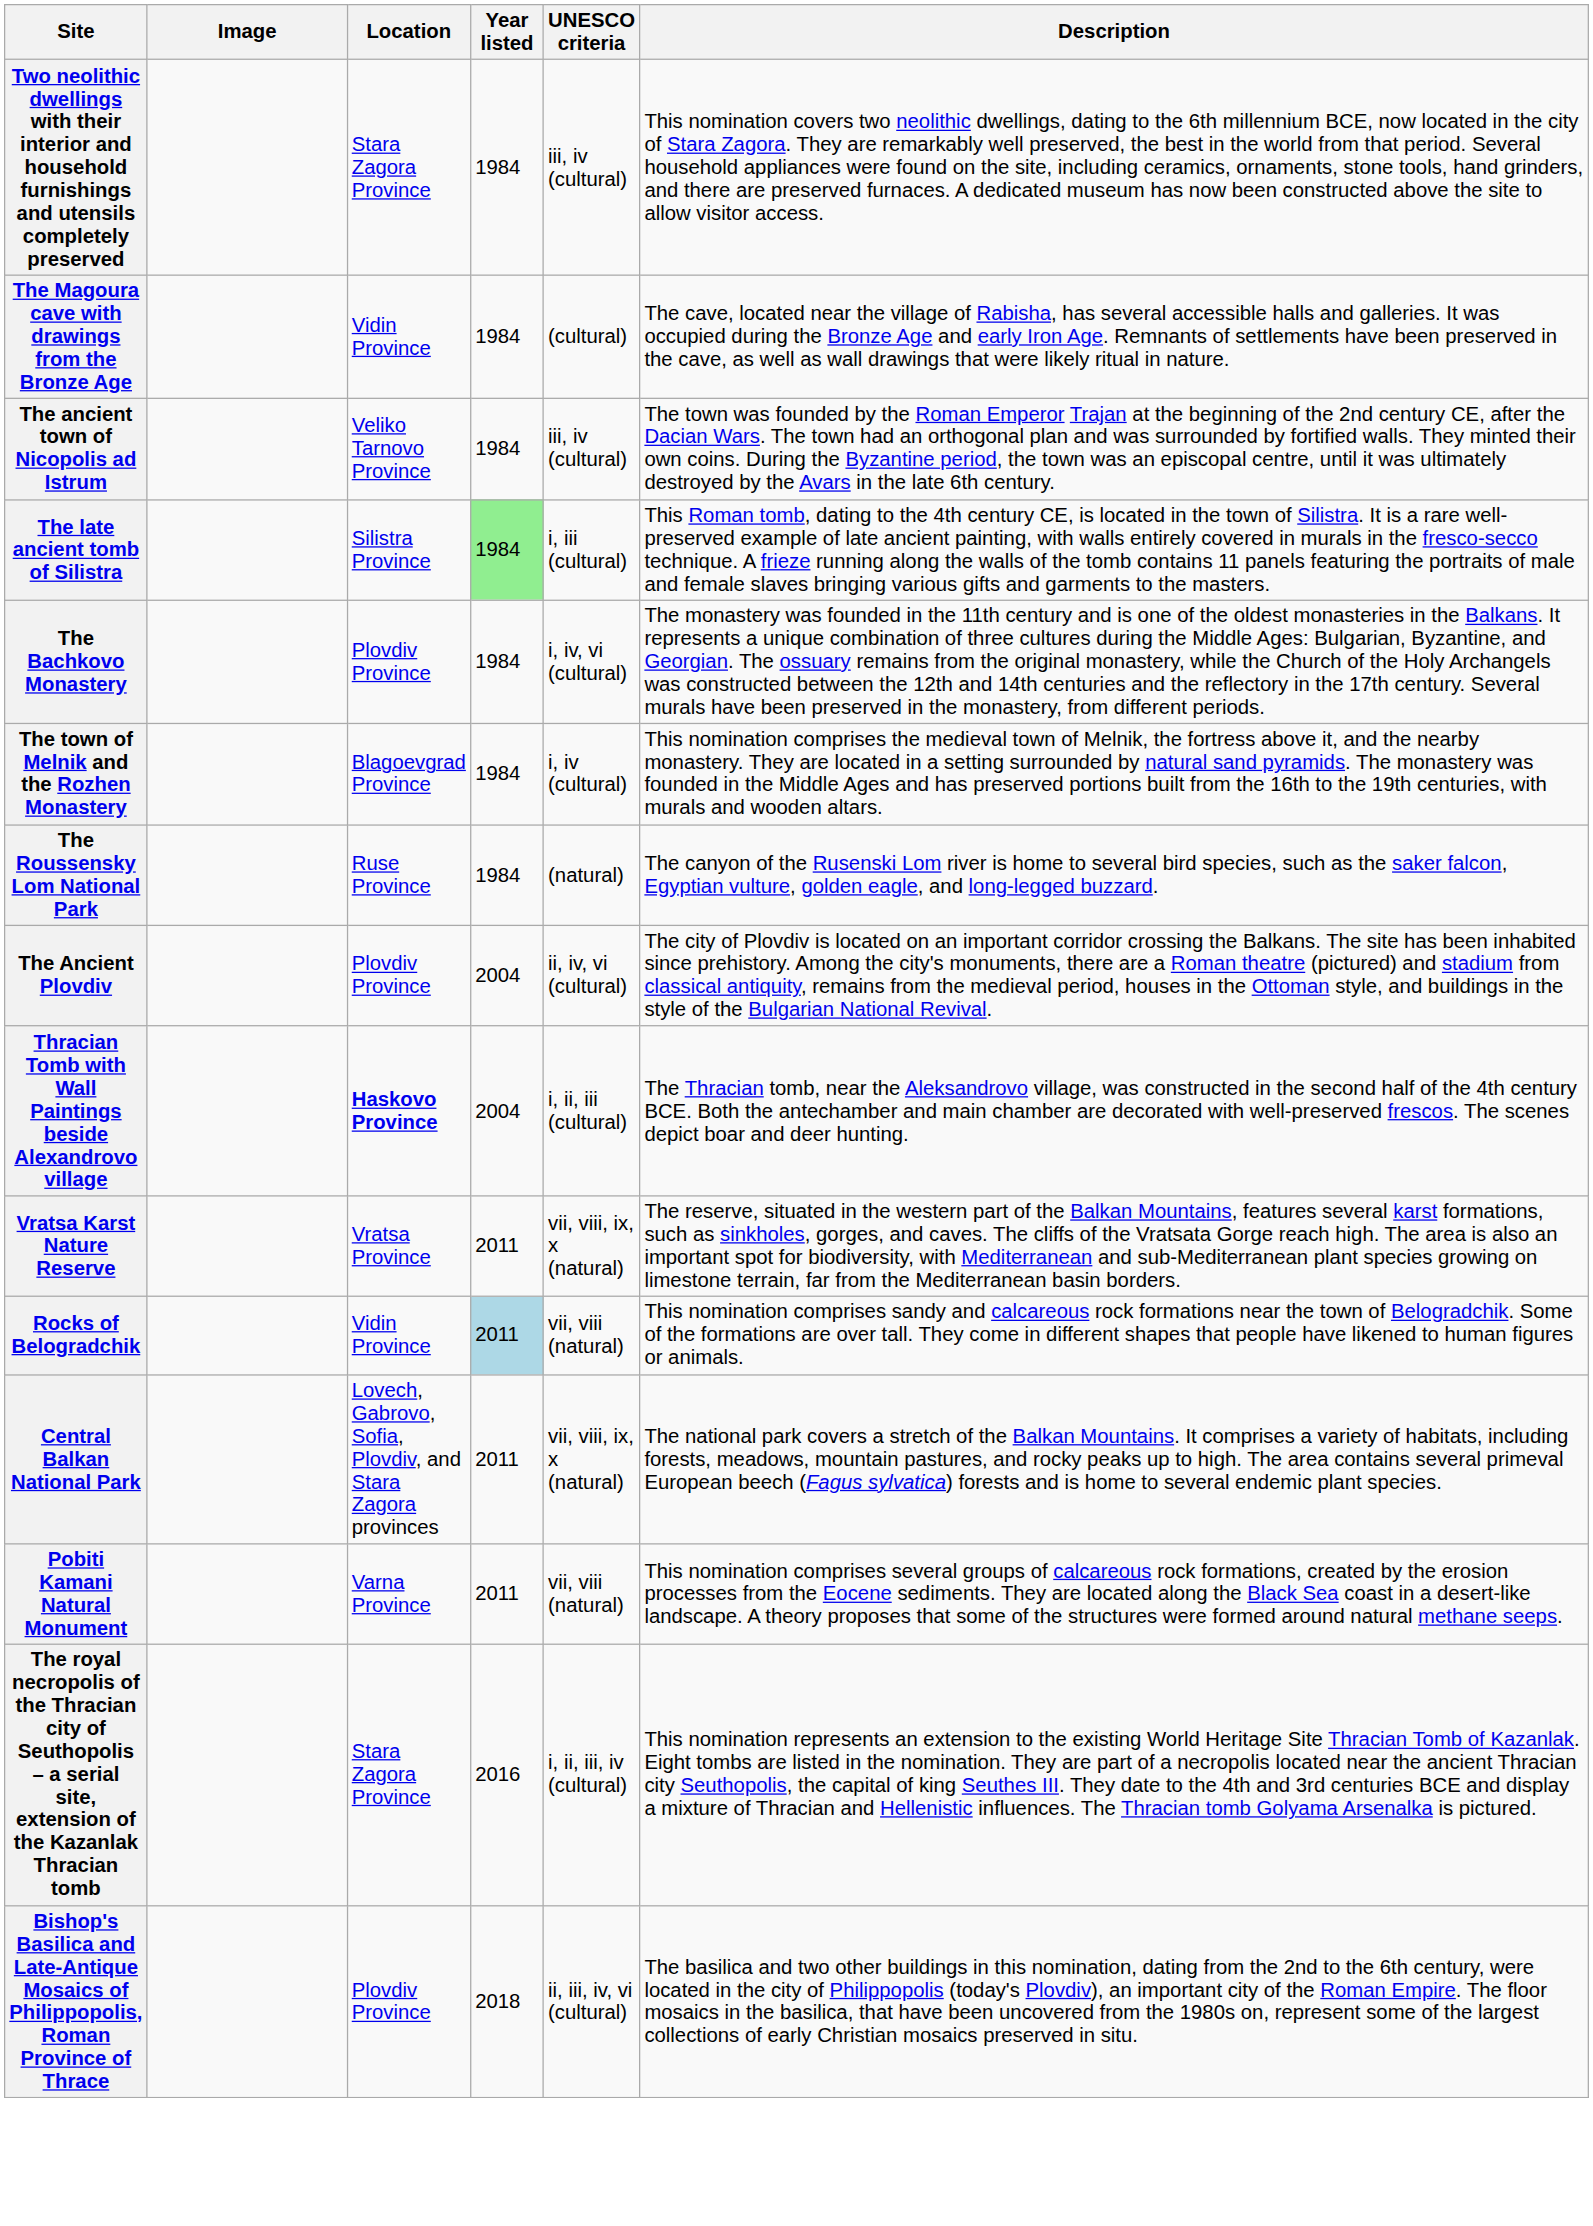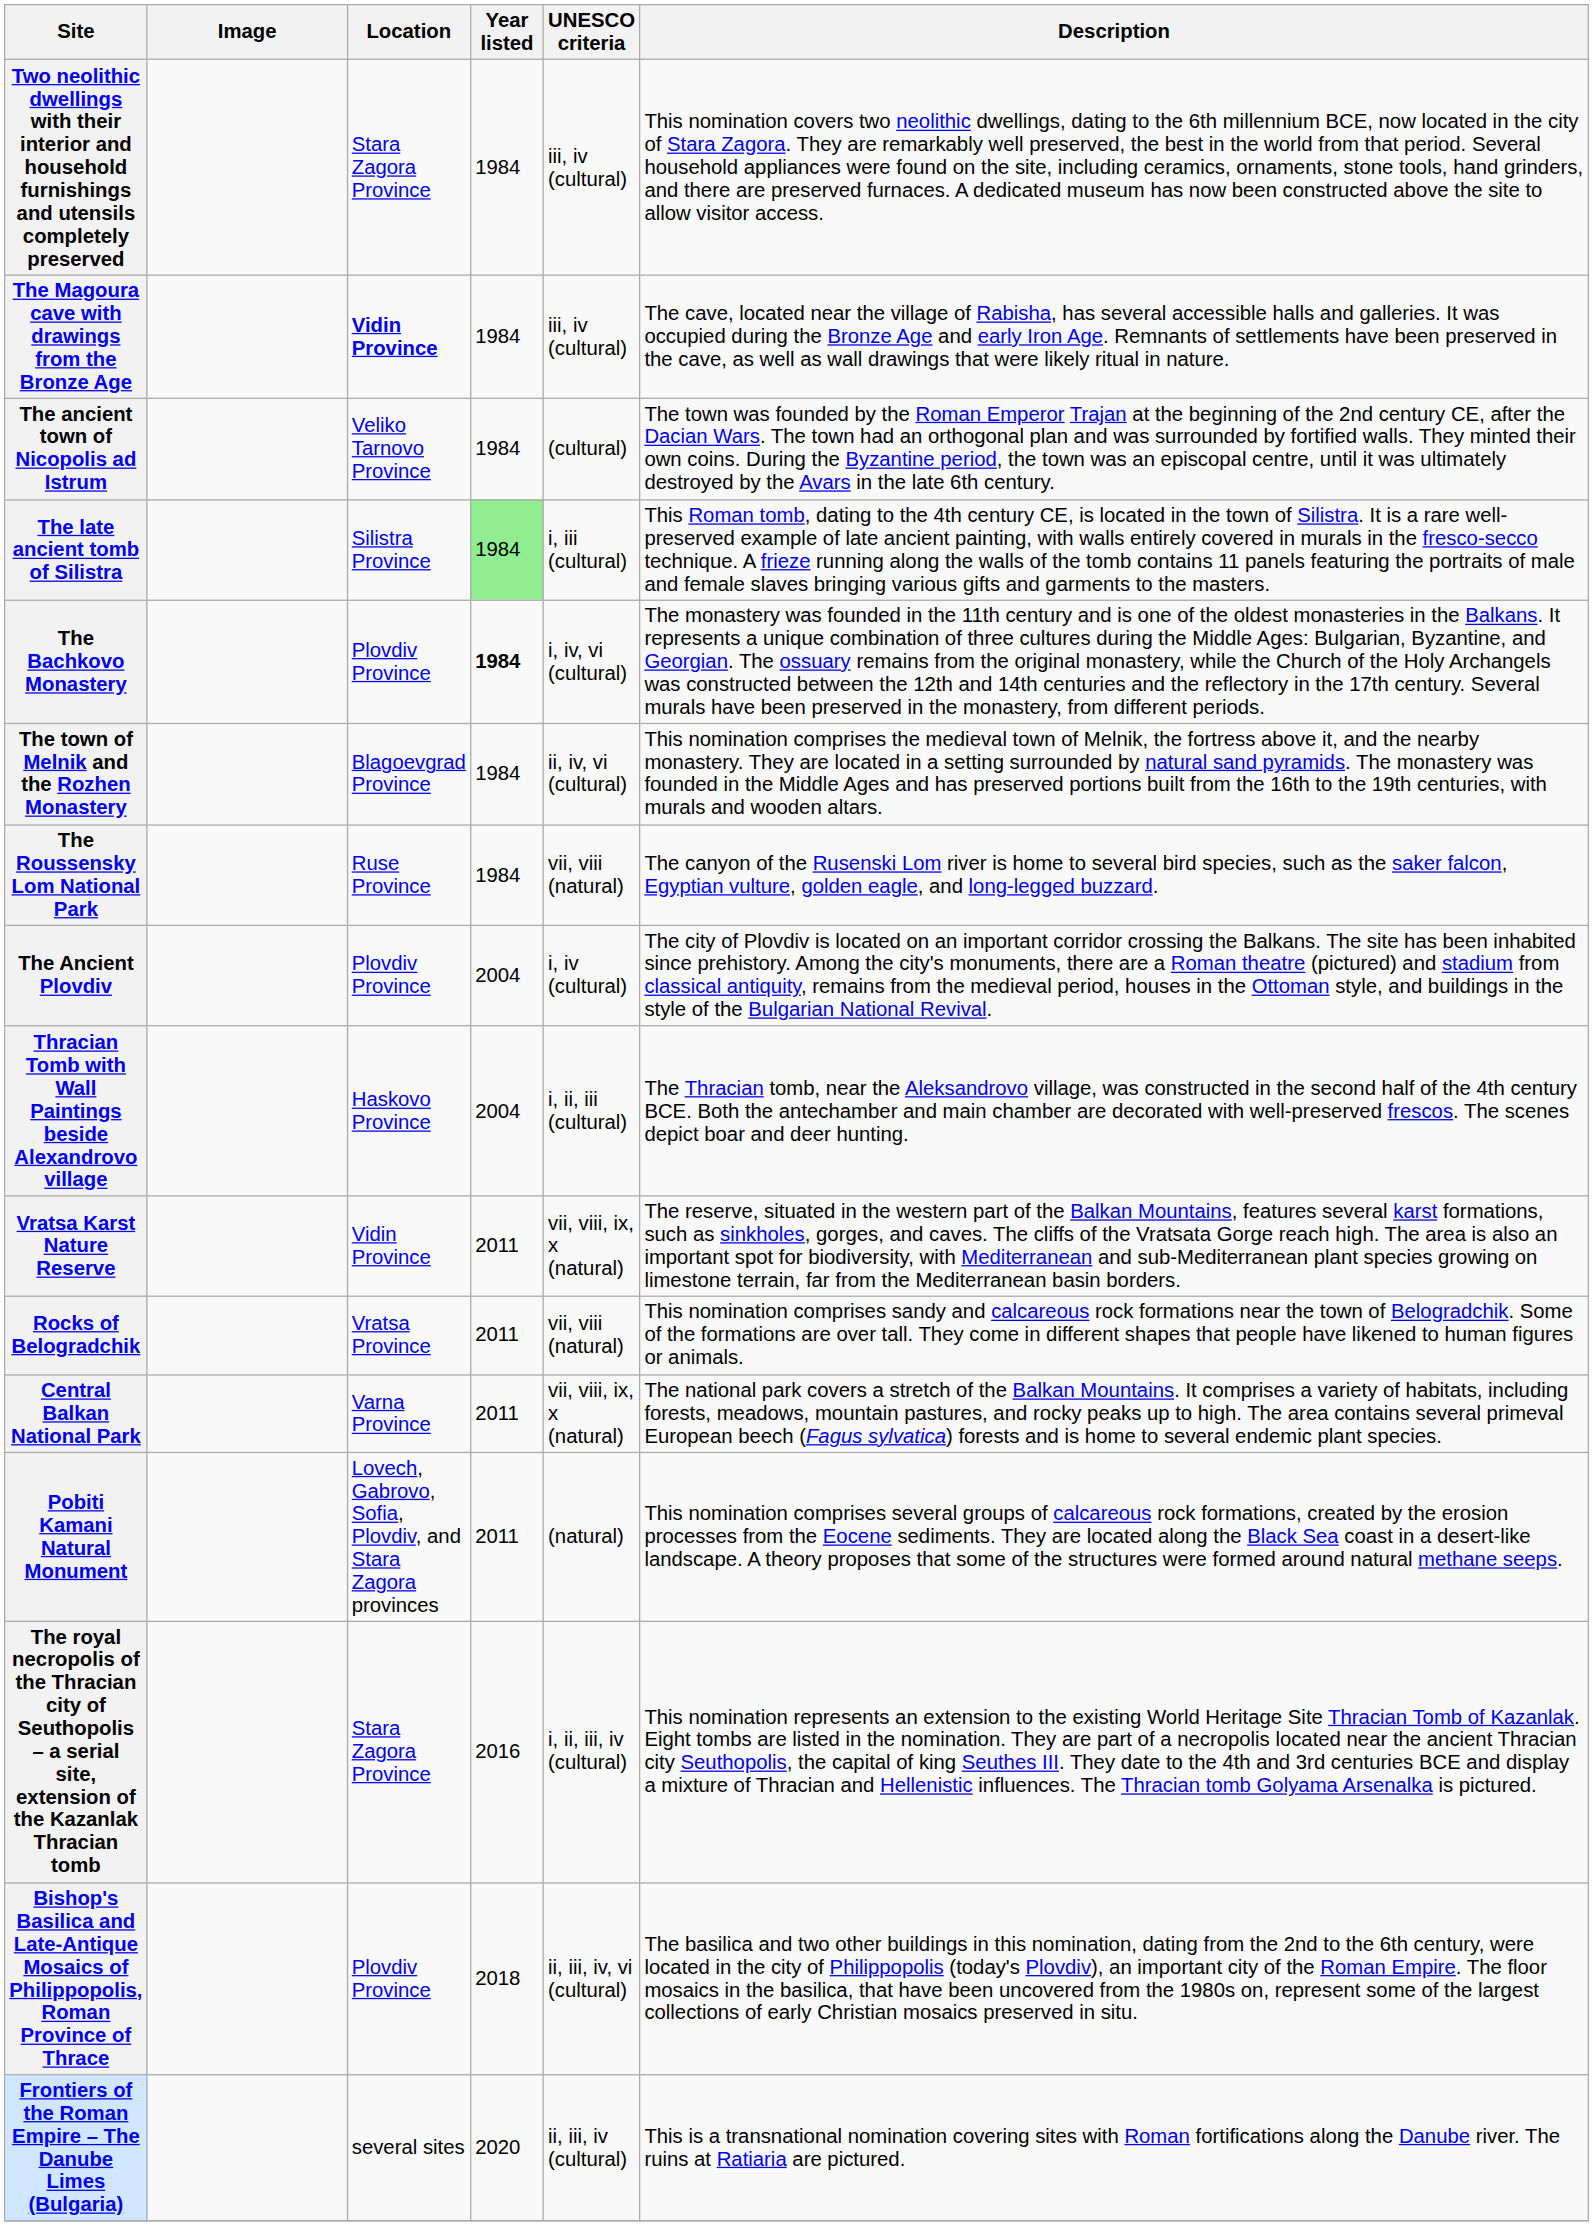(391, 336) normal -> (395, 336) bold
(588, 336) (cultural) -> (588, 336) iii, iv (cultural)
(588, 448) iii, iv (cultural) -> (588, 448) (cultural)
(498, 661) normal -> (498, 661) bold
(588, 774) i, iv (cultural) -> (588, 774) ii, iv, vi (cultural)
(586, 874) (natural) -> (586, 874) vii, viii (natural)
(588, 975) ii, iv, vi (cultural) -> (588, 975) i, iv (cultural)
(395, 1110) bold -> (391, 1110) normal
(391, 1245) Vratsa Province -> (391, 1245) Vidin Province
(391, 1335) Vidin Province -> (391, 1335) Vratsa Province
(497, 1335) lightblue background -> (497, 1335) no background
(406, 1458) Lovech, Gabrovo, Sofia, Plovdiv, and Stara Zagora provinces -> (391, 1413) Varna Province
(391, 1593) Varna Province -> (406, 1536) Lovech, Gabrovo, Sofia, Plovdiv, and Stara Zagora provinces
(586, 1593) vii, viii (natural) -> (586, 1536) (natural)
+ row: (76, 2147)
